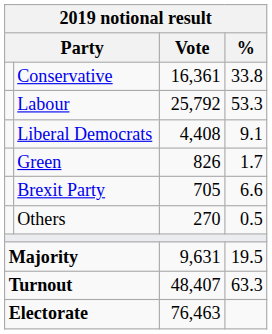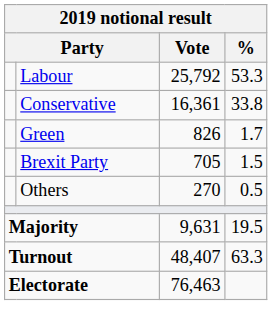rows swapped: (43, 104) <-> (65, 76)
- row: (85, 133)
(251, 190) 6.6 -> (251, 162) 1.5
